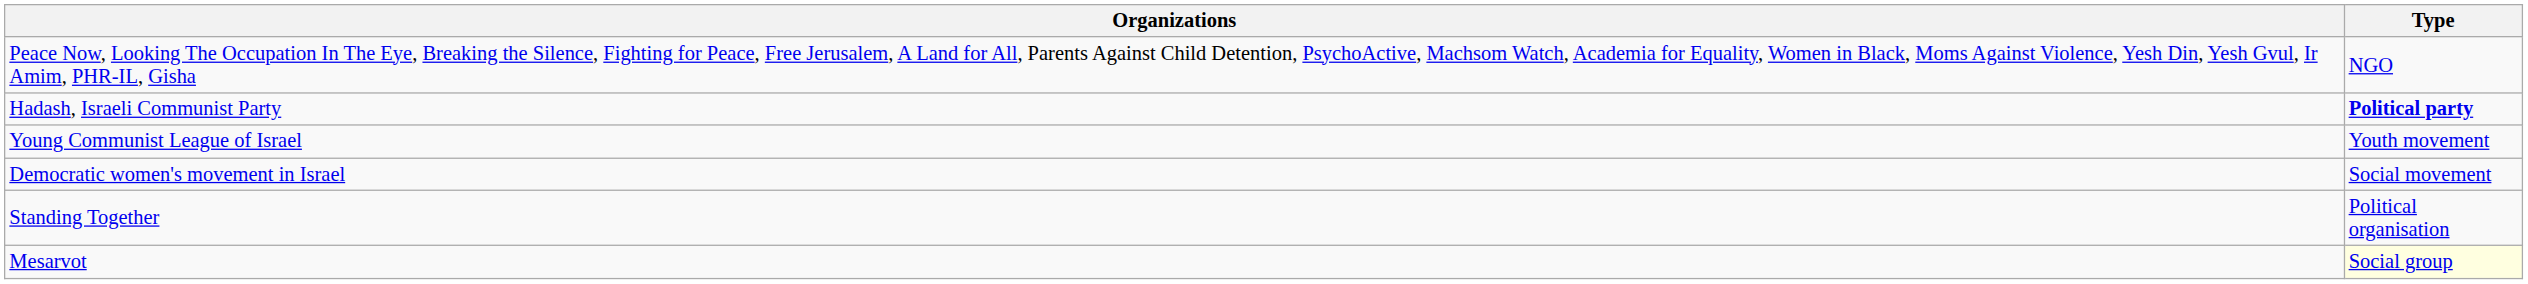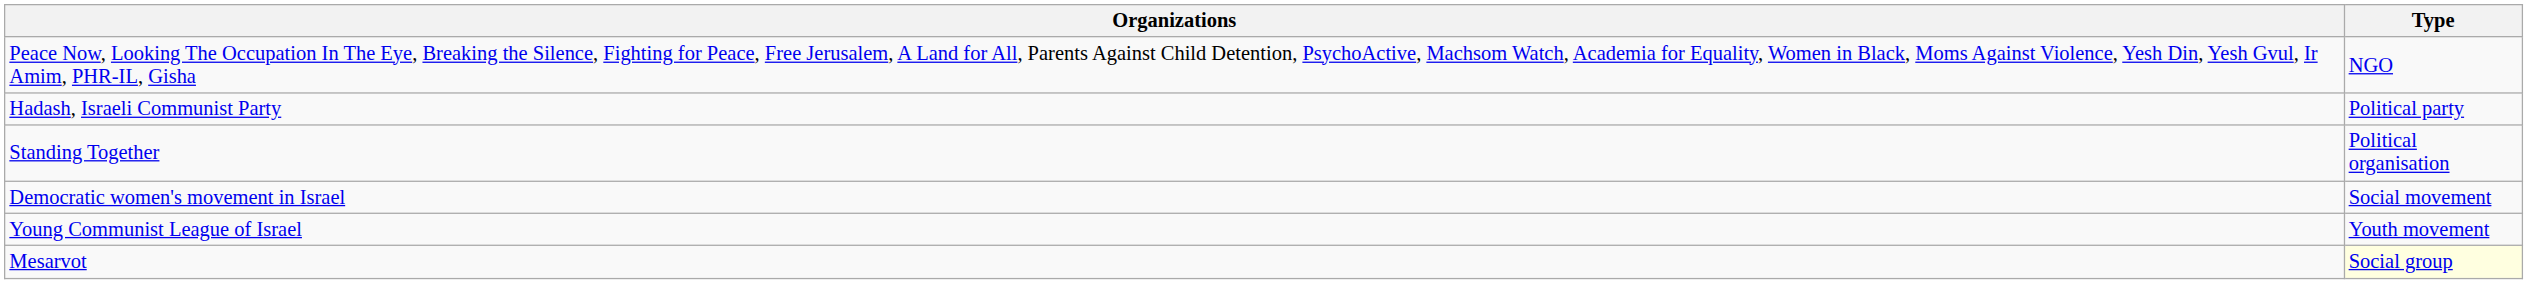(2411, 108) bold -> (2406, 108) normal
rows swapped: (84, 217) <-> (156, 141)
